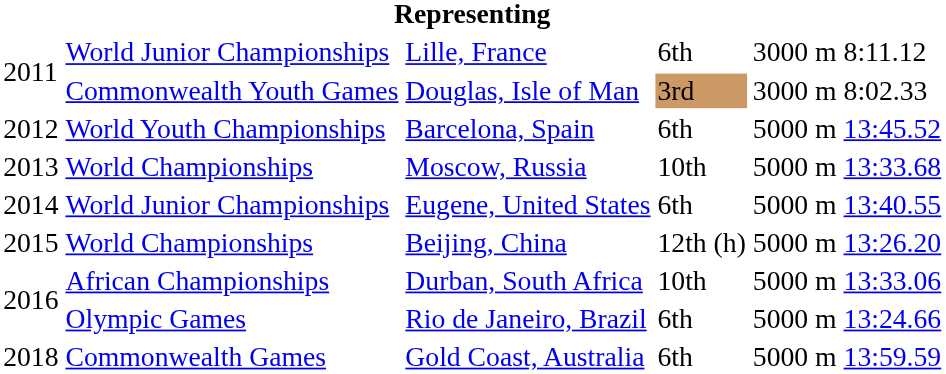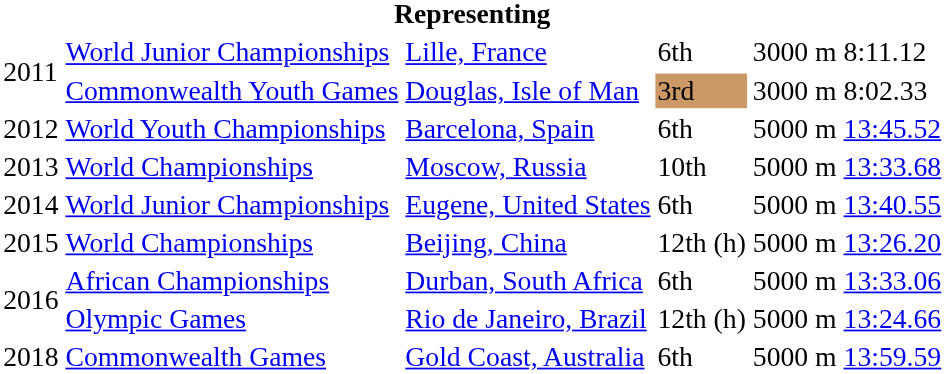(682, 280) 10th -> (675, 280) 6th
(675, 318) 6th -> (702, 318) 12th (h)
